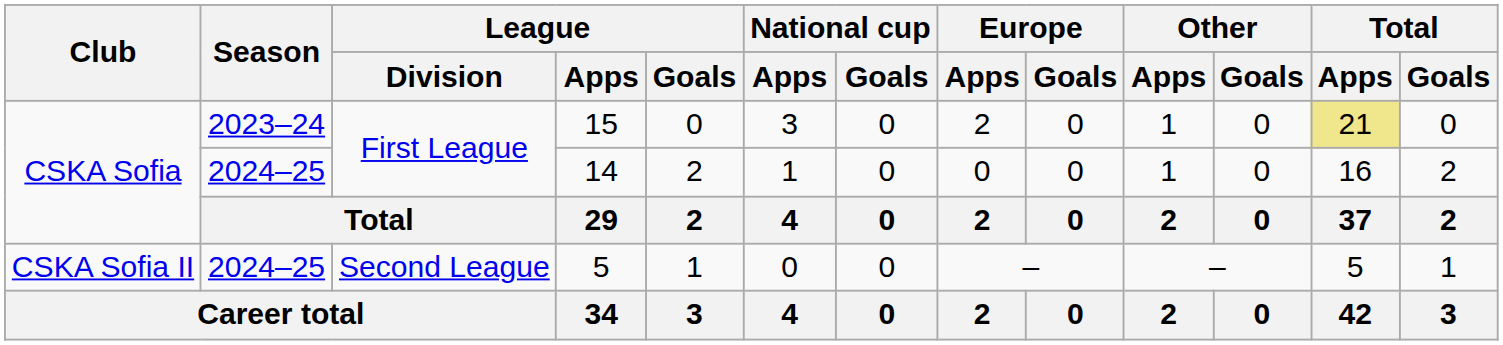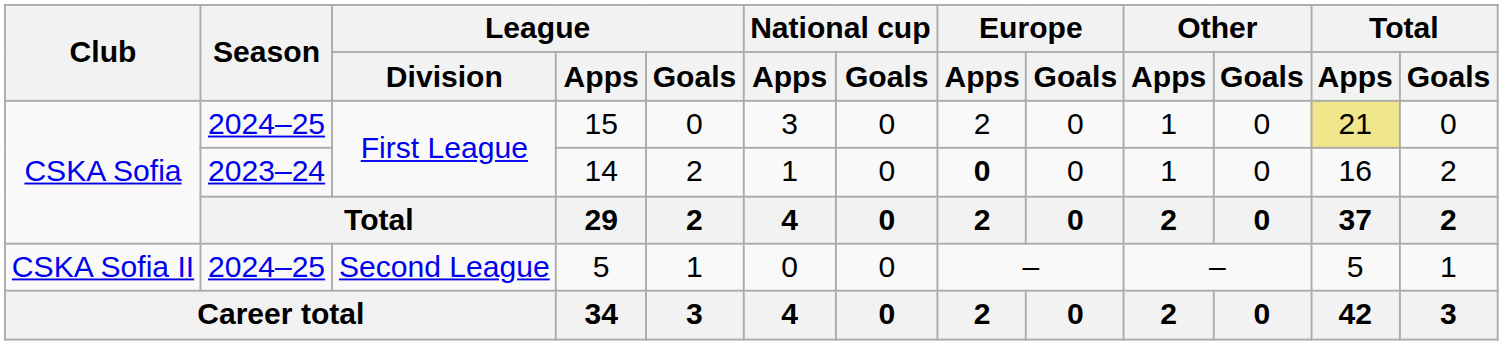(267, 123) 2023–24 -> (267, 123) 2024–25
(267, 171) 2024–25 -> (267, 171) 2023–24
(982, 171) normal -> (982, 171) bold
